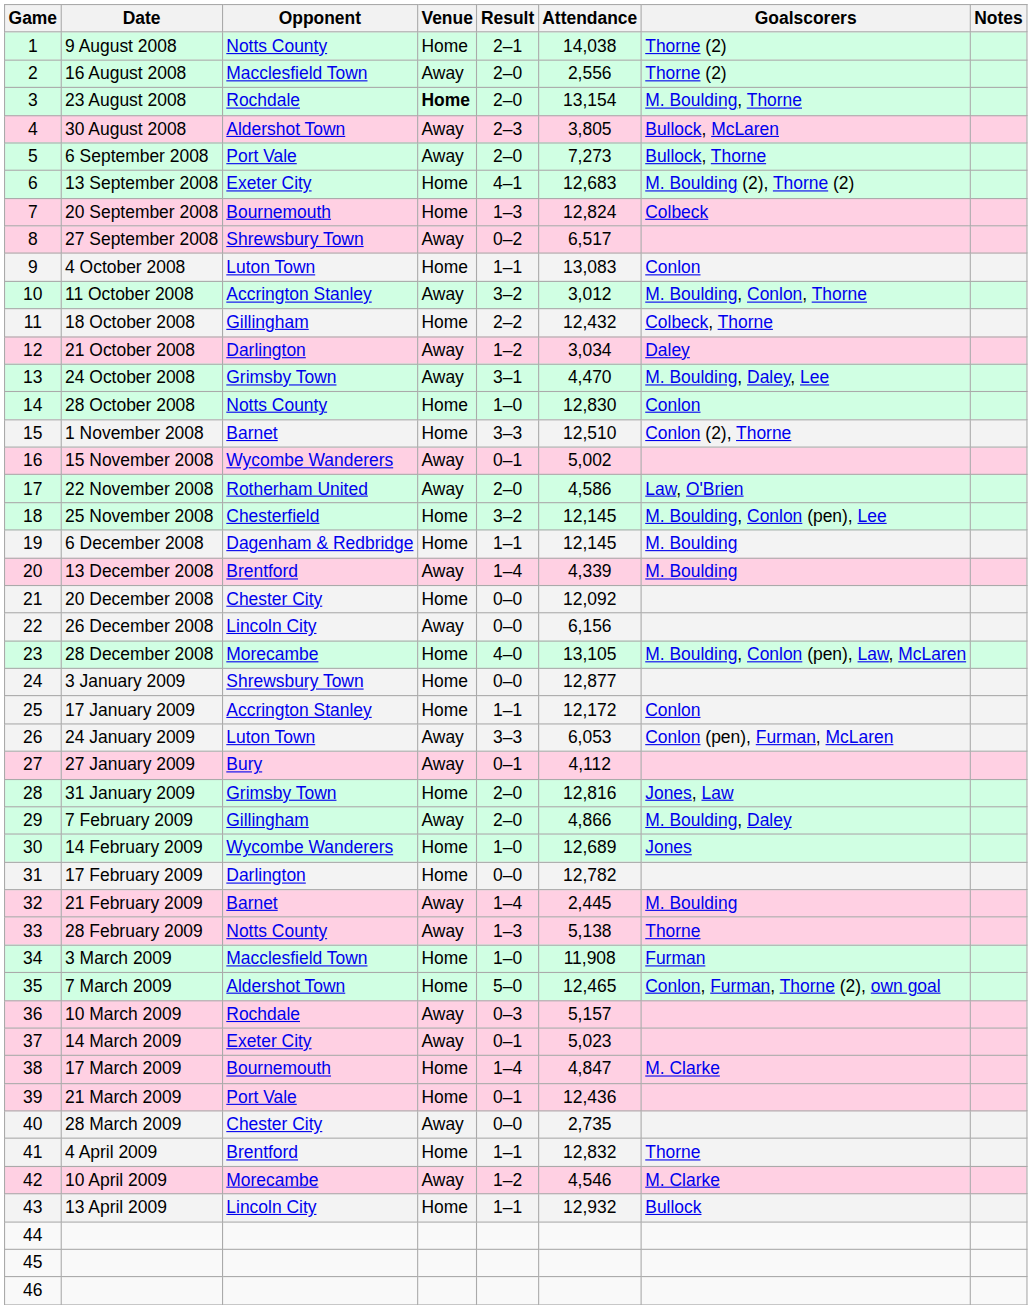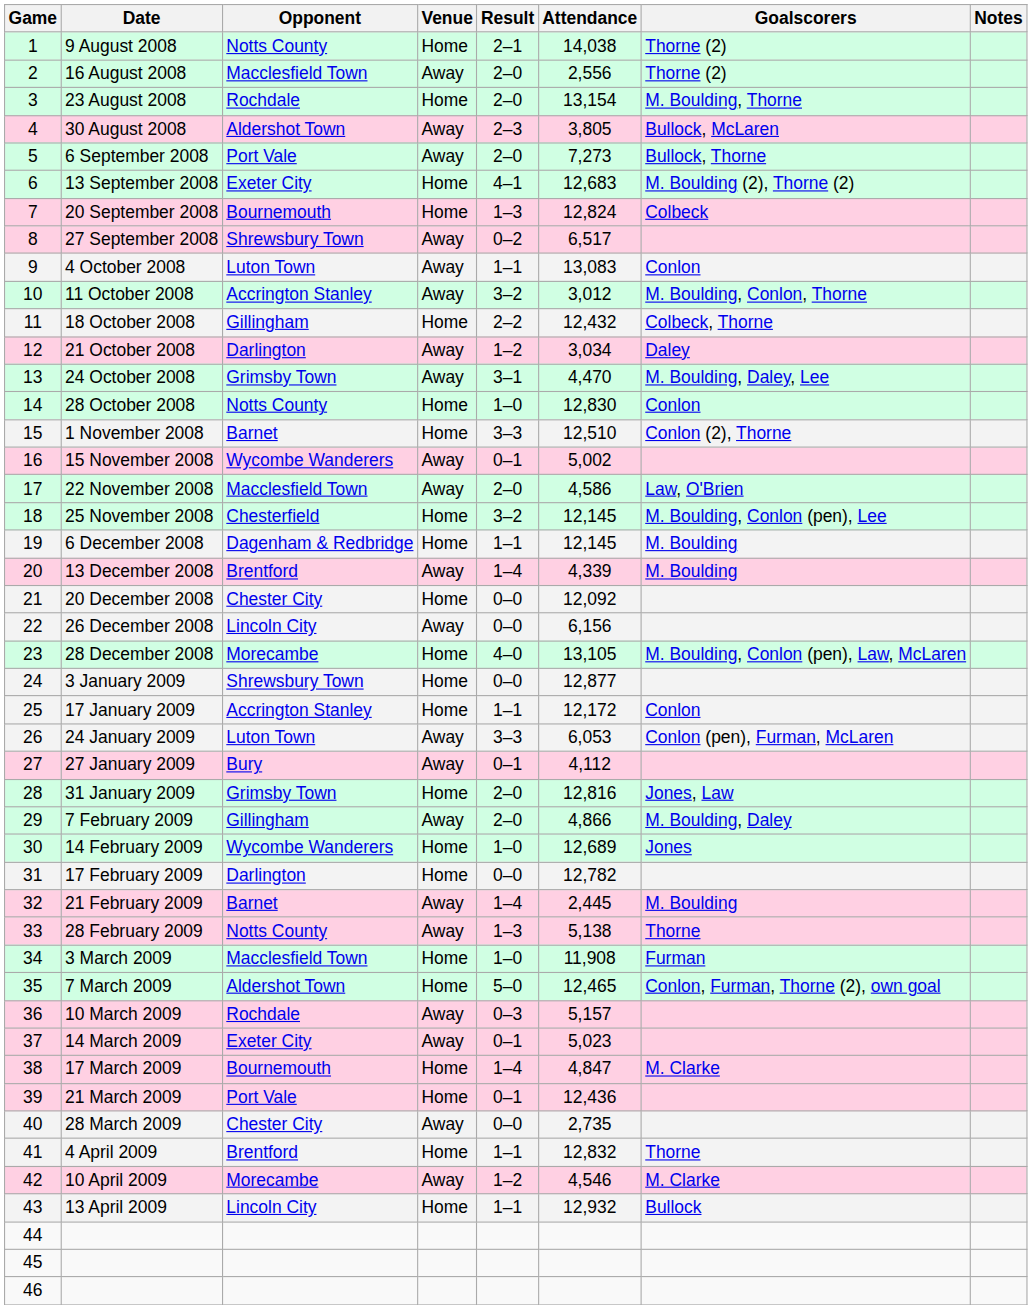(446, 101) bold -> (445, 101) normal
(445, 267) Home -> (443, 267) Away
(297, 488) Rotherham United -> (297, 488) Macclesfield Town
